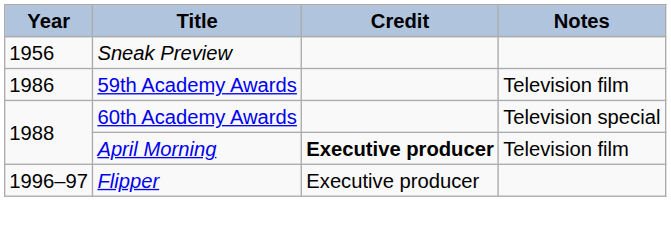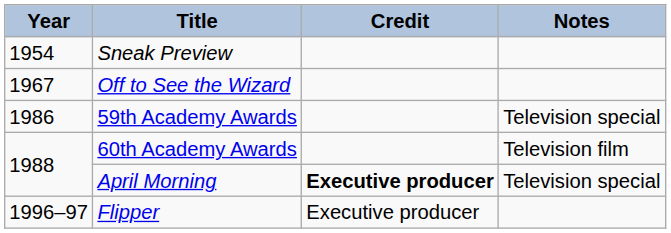(32, 53) 1956 -> (32, 53) 1954
+ row: (194, 85)
(566, 85) Television film -> (582, 117) Television special
(582, 117) Television special -> (566, 149) Television film
(566, 149) Television film -> (582, 181) Television special
